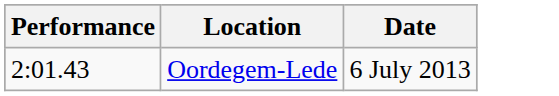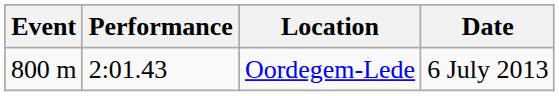+ column: (44, 26)
